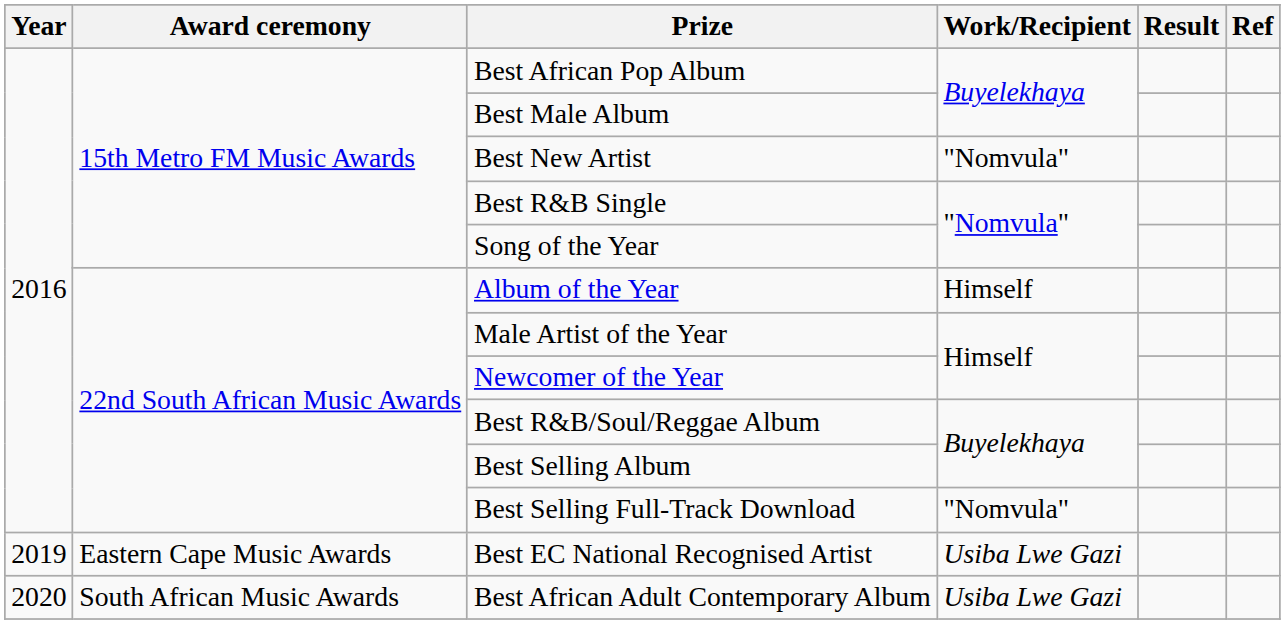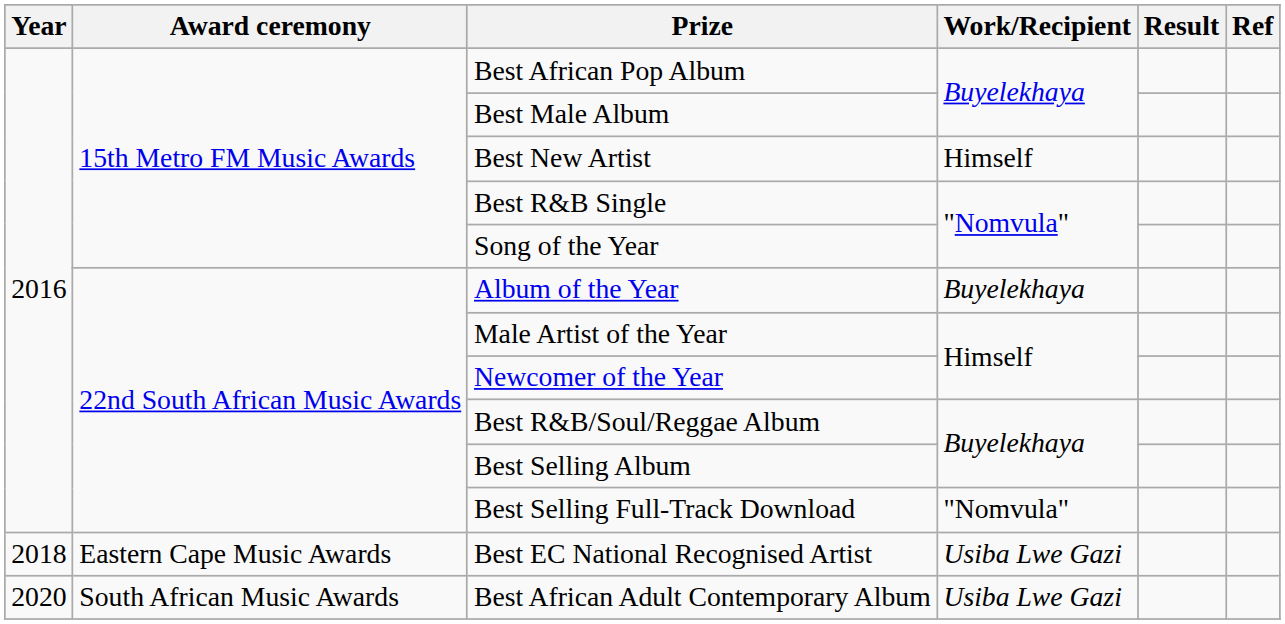(1006, 158) "Nomvula" -> (988, 158) Himself
(988, 289) Himself -> (1014, 289) Buyelekhaya
(39, 553) 2019 -> (39, 553) 2018
